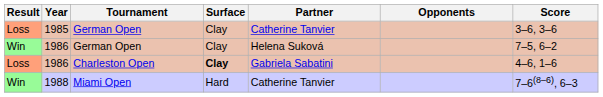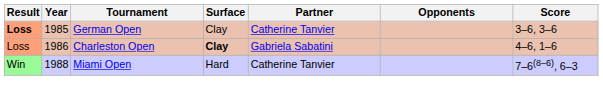(18, 30) normal -> (19, 30) bold
- row: (56, 47)
